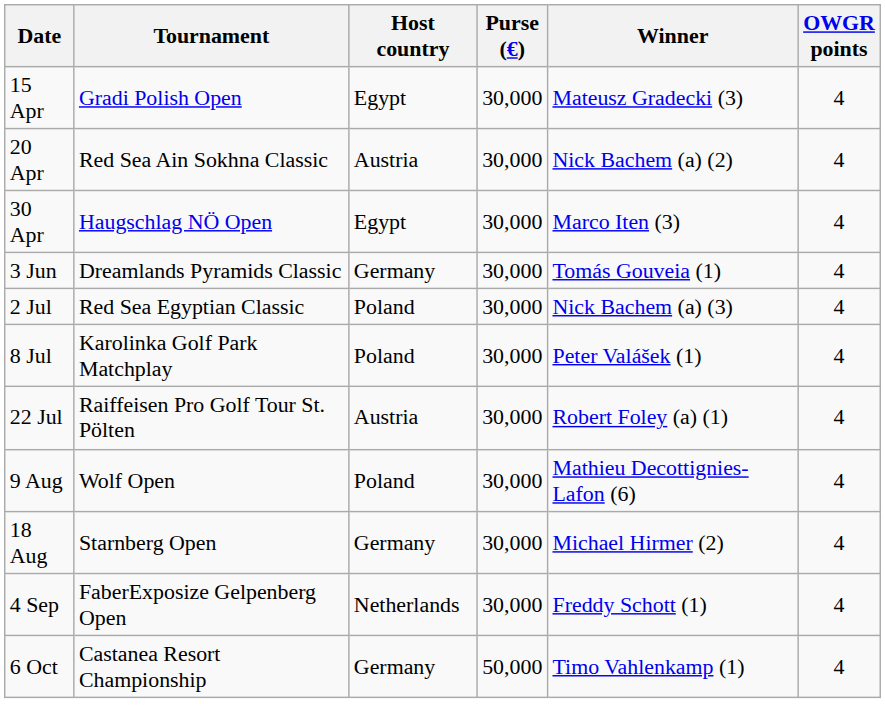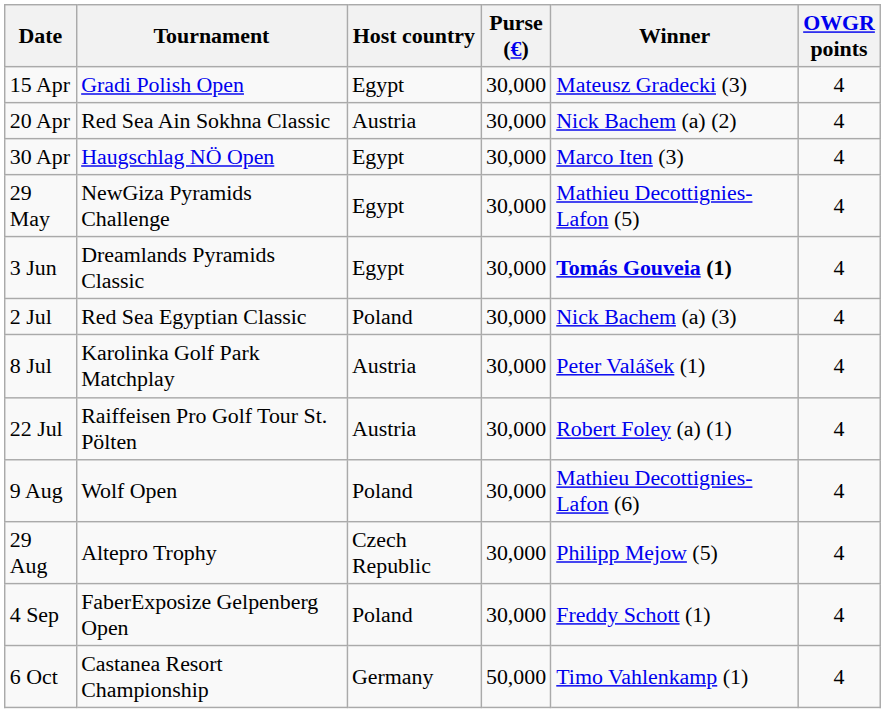+ row: (30, 205)
(395, 270) Germany -> (378, 267) Egypt
(637, 270) normal -> (644, 267) bold
(384, 355) Poland -> (384, 366) Austria
- row: (29, 541)
+ row: (29, 552)
(407, 603) Netherlands -> (382, 614) Poland
